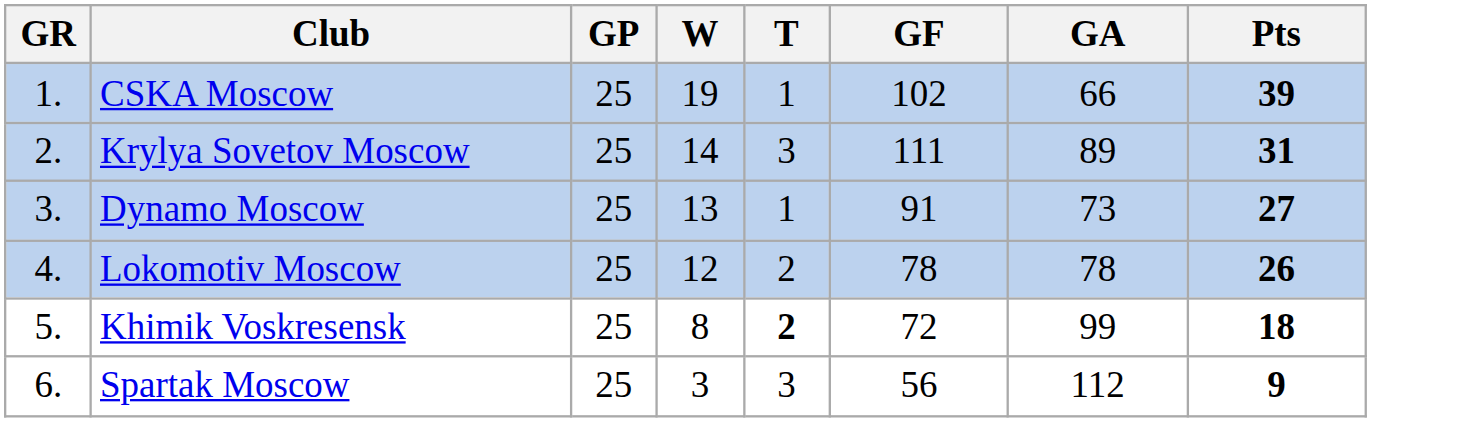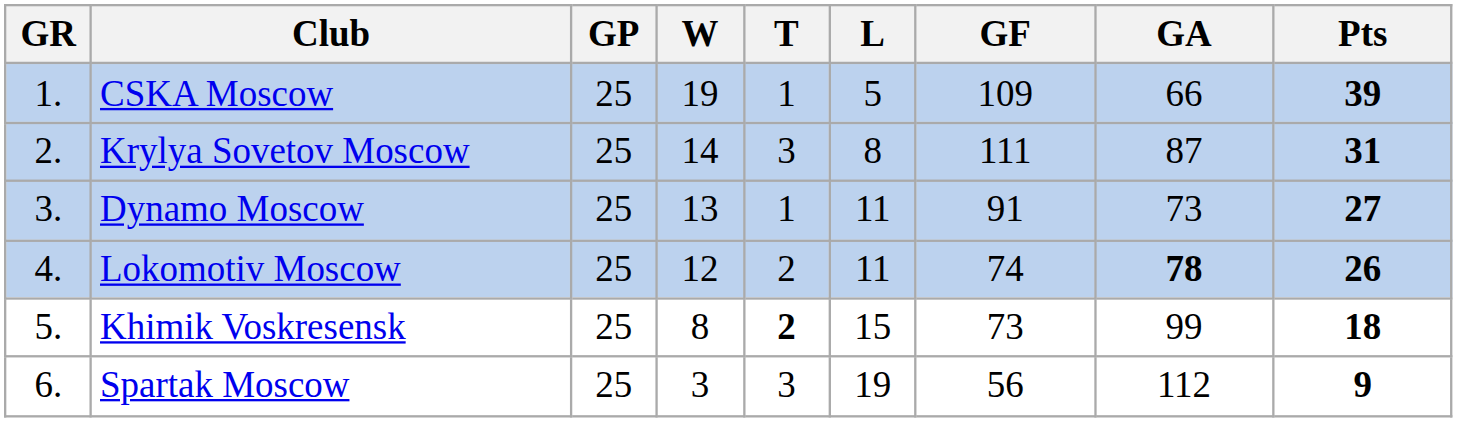+ column: (873, 33)
(919, 92) 102 -> (1005, 92) 109
(1098, 151) 89 -> (1184, 151) 87
(919, 268) 78 -> (1005, 268) 74
(1098, 268) normal -> (1184, 268) bold
(919, 326) 72 -> (1005, 326) 73
